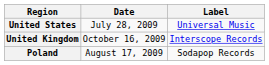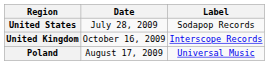(216, 25) Universal Music -> (216, 25) Sodapop Records
(216, 53) Sodapop Records -> (216, 53) Universal Music
